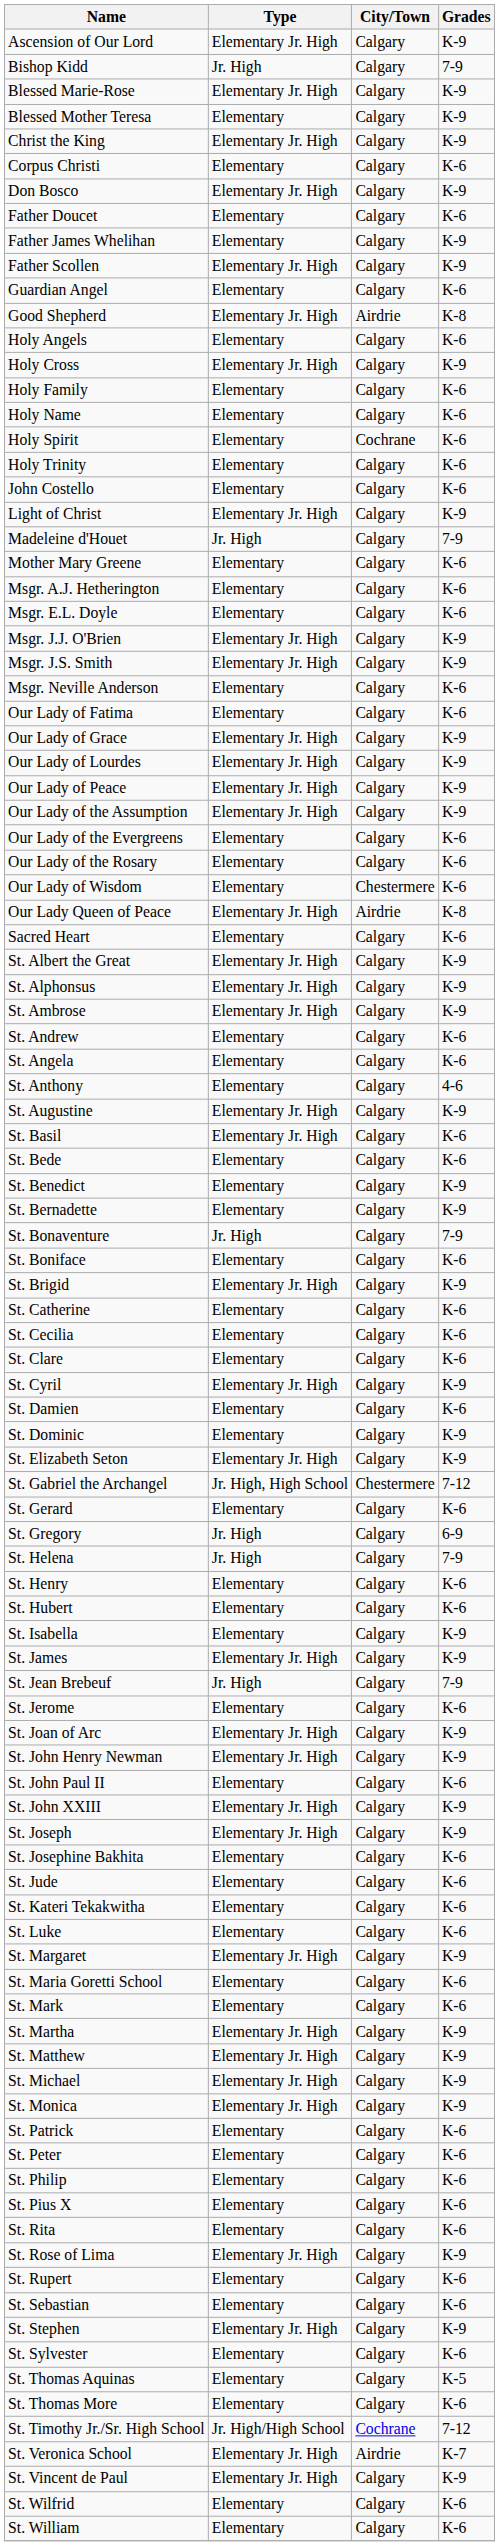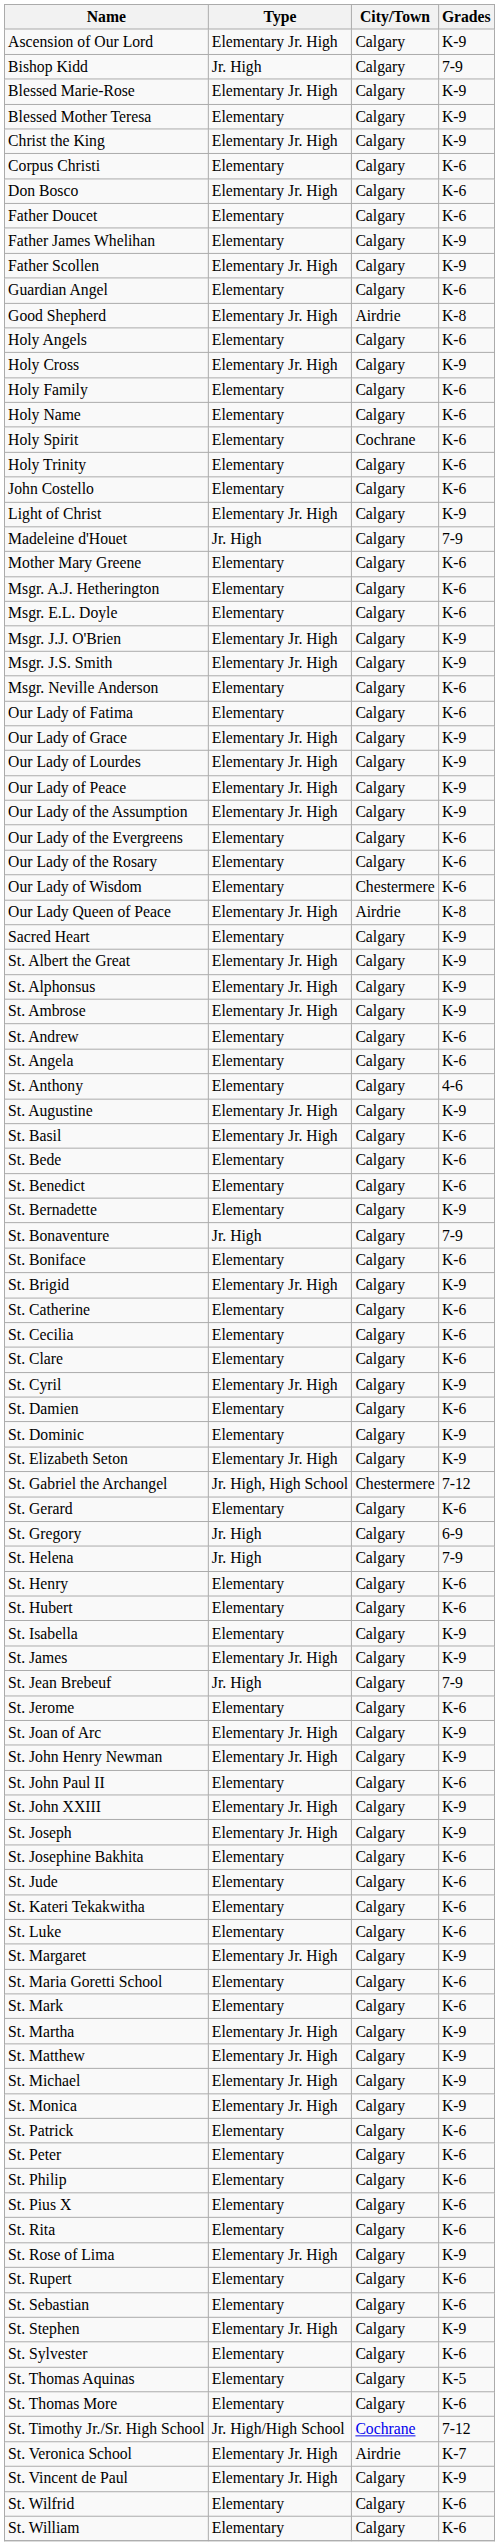(454, 191) K-9 -> (454, 191) K-6
(454, 937) K-6 -> (454, 937) K-9
(454, 1185) K-9 -> (454, 1185) K-6
